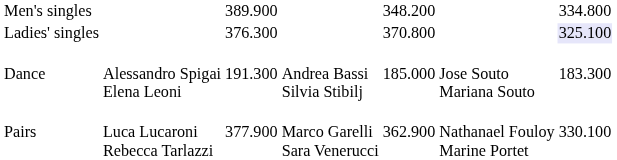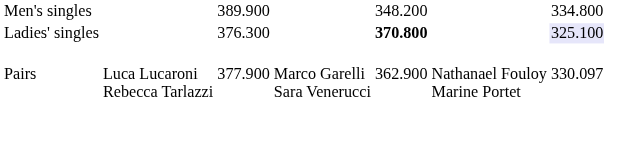(409, 33) normal -> (401, 33) bold
- row: (25, 73)
(585, 132) 330.100 -> (577, 73) 330.097
